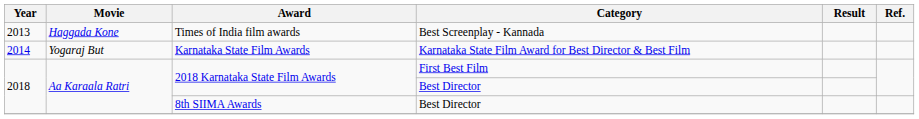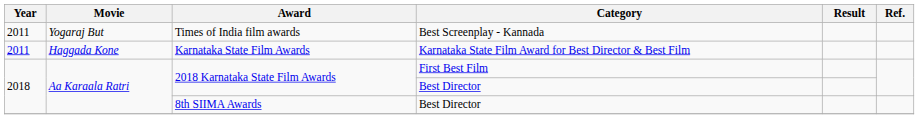(19, 31) 2013 -> (18, 31) 2011
(84, 31) Haggada Kone -> (76, 31) Yogaraj But
(19, 50) 2014 -> (18, 50) 2011
(76, 50) Yogaraj But -> (84, 50) Haggada Kone
